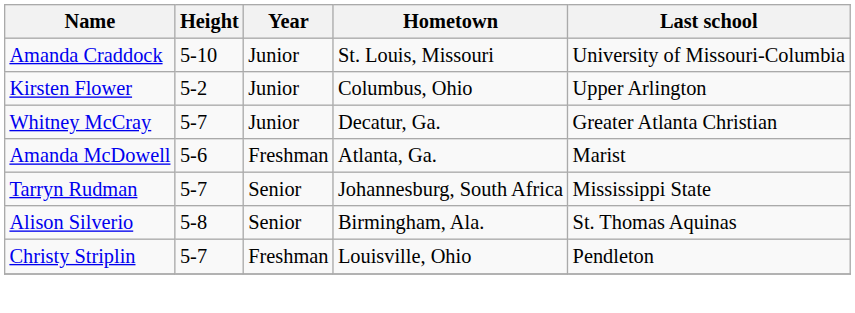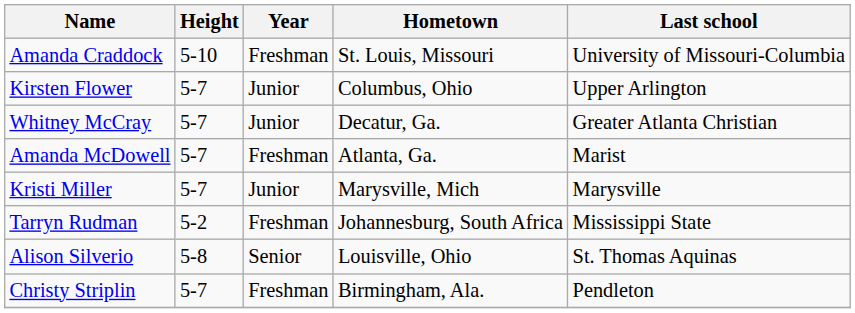(274, 55) Junior -> (288, 55) Freshman
(194, 88) 5-2 -> (194, 88) 5-7
(194, 155) 5-6 -> (194, 155) 5-7
+ row: (61, 189)
(194, 189) 5-7 -> (194, 222) 5-2
(275, 189) Senior -> (288, 222) Freshman
(411, 222) Birmingham, Ala. -> (405, 256) Louisville, Ohio
(405, 256) Louisville, Ohio -> (411, 290) Birmingham, Ala.
